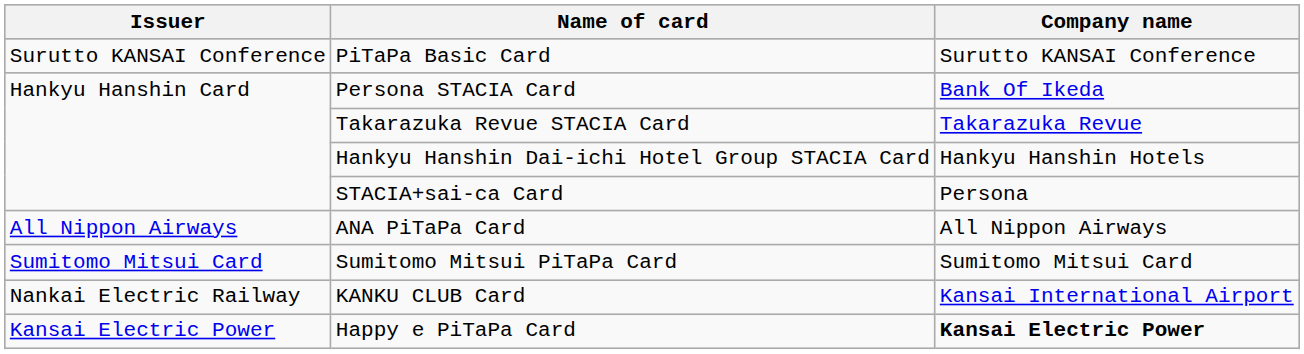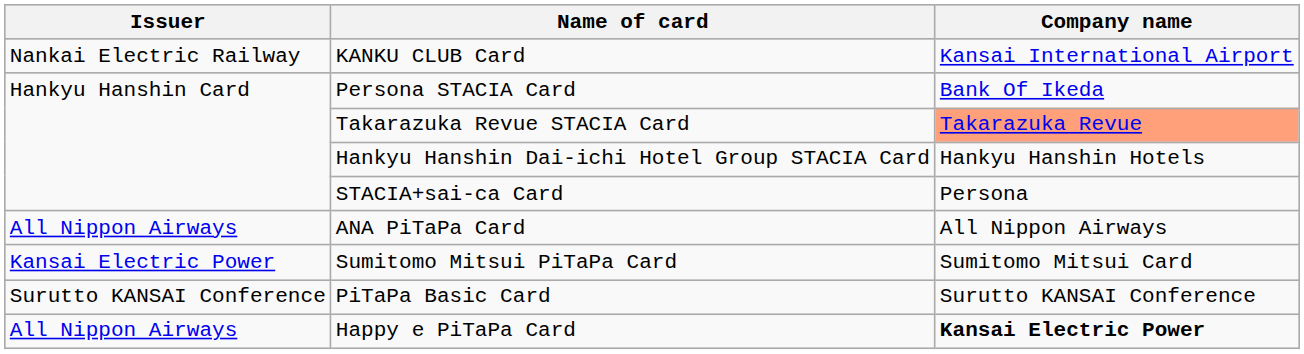rows swapped: (443, 56) <-> (431, 297)
(1041, 125) no background -> (1041, 125) lightsalmon background
(136, 262) Sumitomo Mitsui Card -> (143, 262) Kansai Electric Power
(143, 331) Kansai Electric Power -> (124, 331) All Nippon Airways
